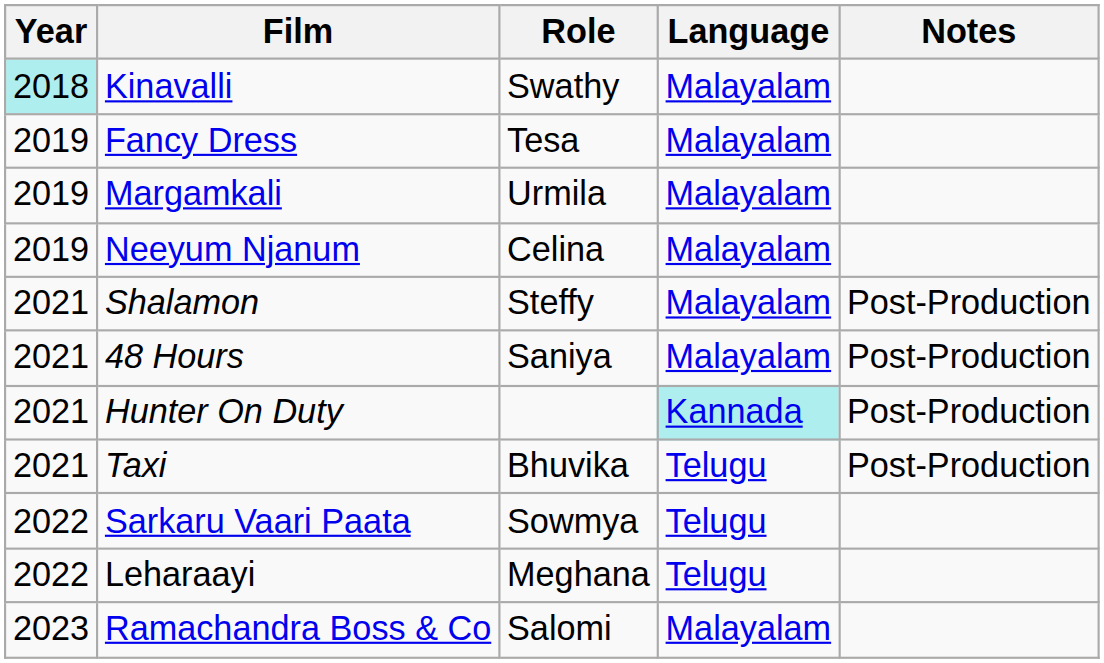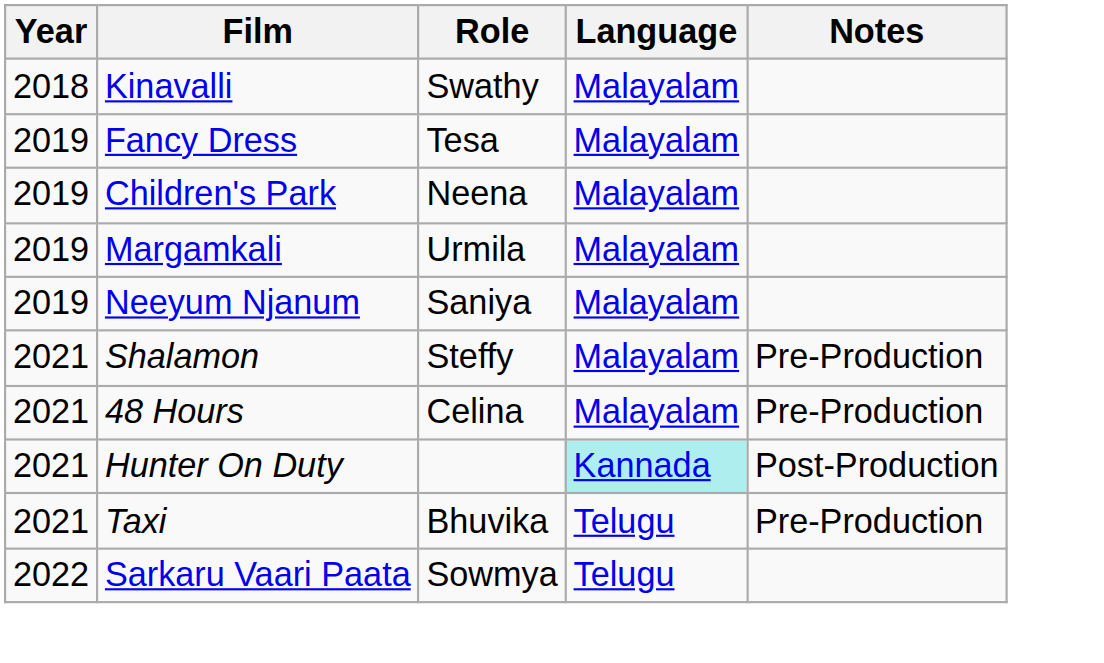(51, 85) paleturquoise background -> (51, 85) no background
+ row: (220, 194)
(556, 248) Celina -> (479, 303) Saniya
(969, 303) Post-Production -> (869, 357) Pre-Production
(559, 357) Saniya -> (475, 411) Celina
(969, 357) Post-Production -> (869, 411) Pre-Production
(969, 466) Post-Production -> (869, 520) Pre-Production
- row: (180, 574)
- row: (298, 628)
